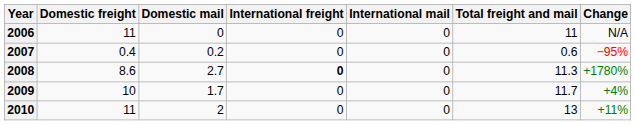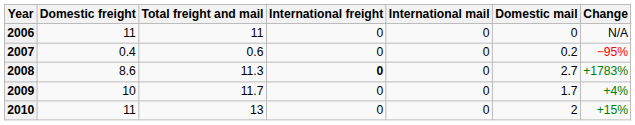columns swapped: (183, 14) <-> (517, 14)
(606, 71) +1780% -> (606, 71) +1783%
(613, 110) +11% -> (612, 110) +15%
